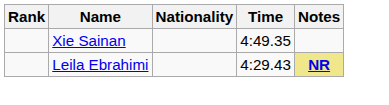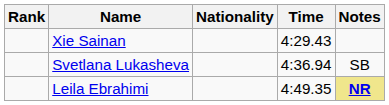(266, 41) 4:49.35 -> (306, 41) 4:29.43
+ row: (121, 65)
(266, 65) 4:29.43 -> (306, 89) 4:49.35
